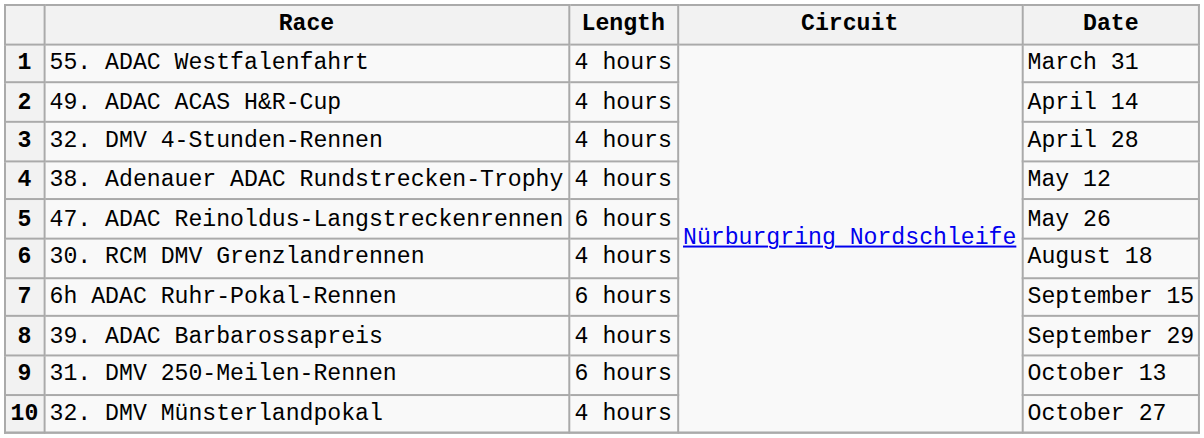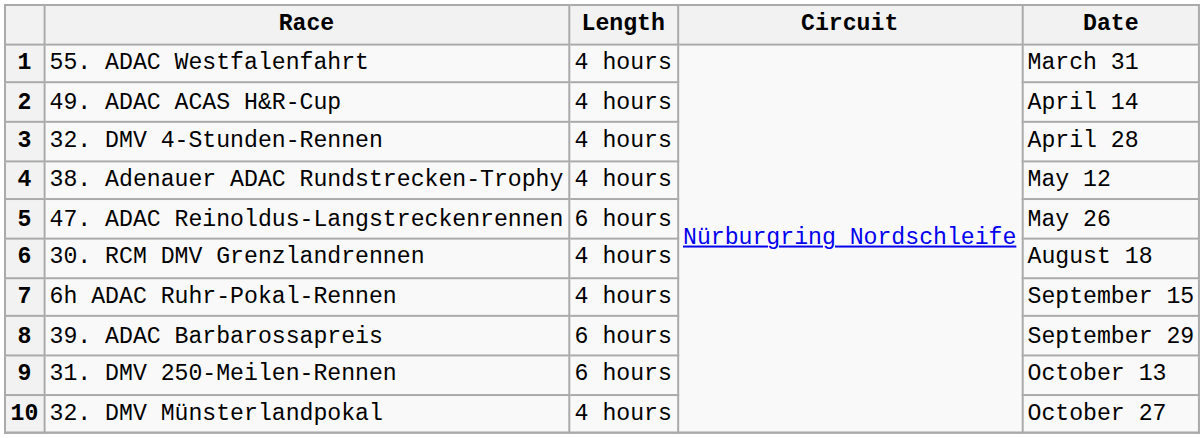(623, 297) 6 hours -> (623, 297) 4 hours
(623, 335) 4 hours -> (623, 335) 6 hours
